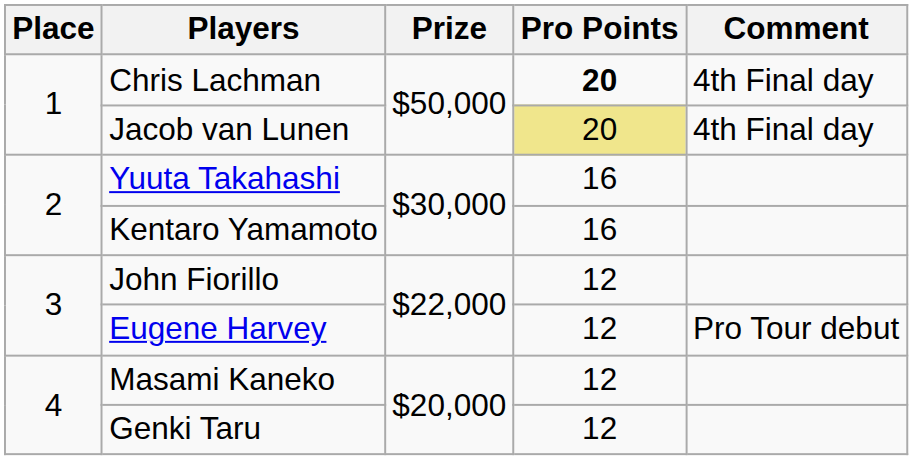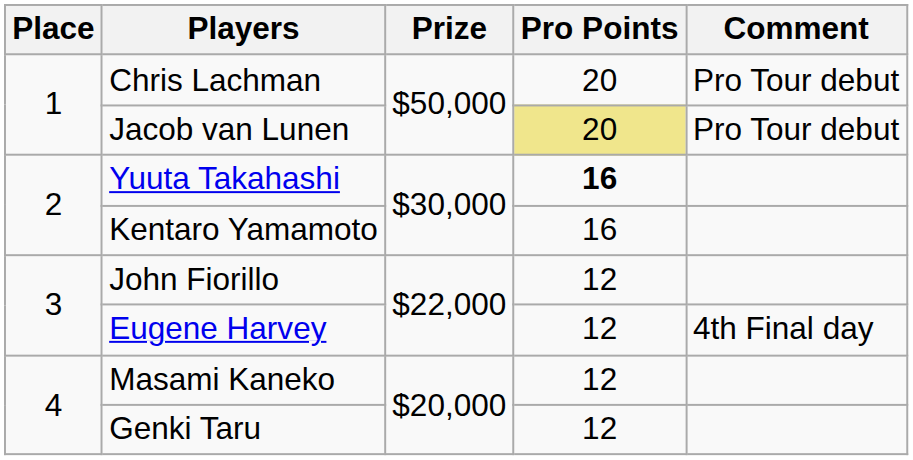(600, 79) bold -> (600, 79) normal
(783, 79) 4th Final day -> (796, 79) Pro Tour debut
(783, 129) 4th Final day -> (796, 129) Pro Tour debut
(600, 179) normal -> (600, 179) bold
(796, 329) Pro Tour debut -> (783, 329) 4th Final day
